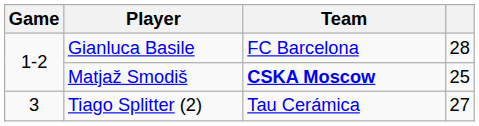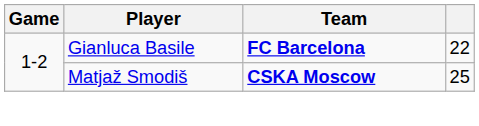(303, 47) normal -> (306, 47) bold
(460, 47) 28 -> (460, 47) 22
- row: (135, 105)
